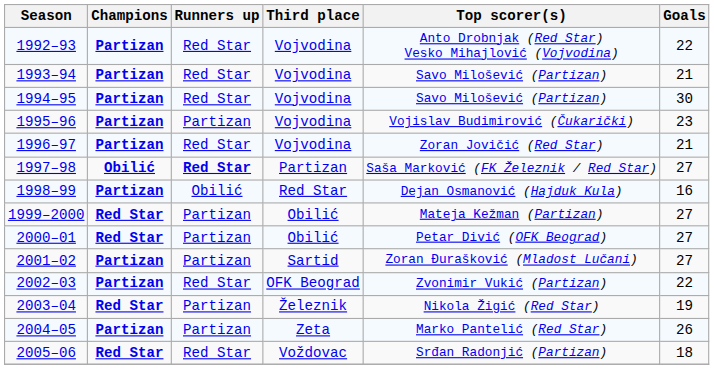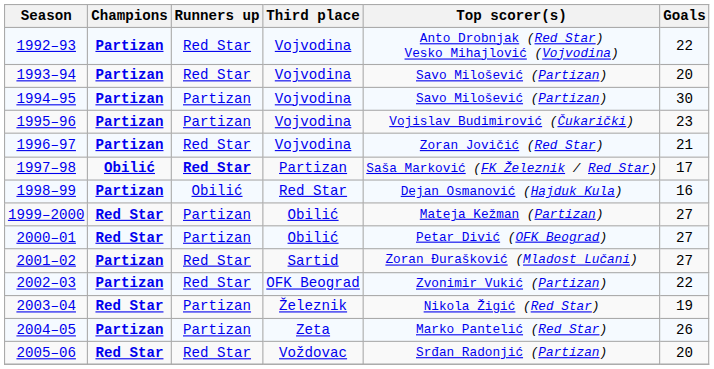(685, 76) 21 -> (685, 76) 20
(217, 99) Red Star -> (217, 99) Partizan
(685, 168) 27 -> (685, 168) 17
(217, 261) Partizan -> (217, 261) Red Star
(685, 353) 18 -> (685, 353) 20
